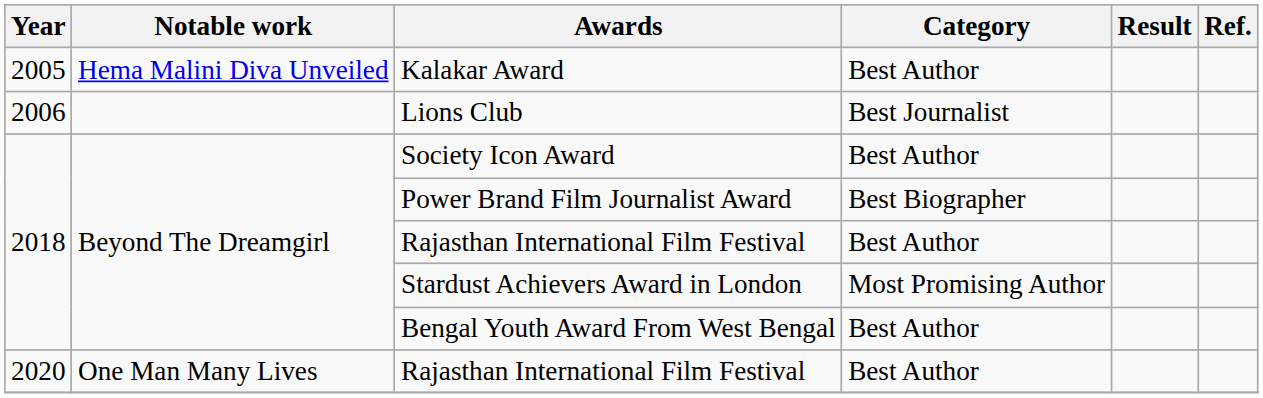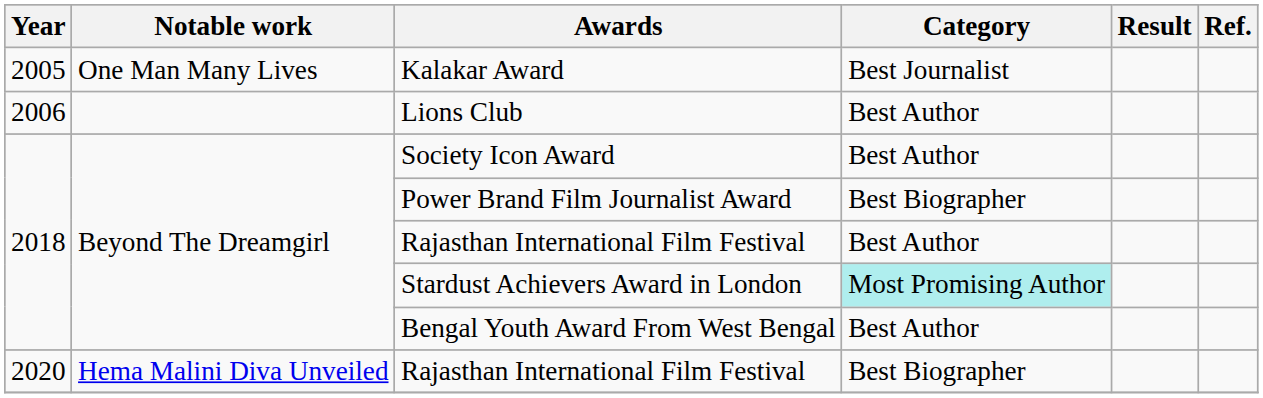(233, 69) Hema Malini Diva Unveiled -> (198, 69) One Man Many Lives
(913, 69) Best Author -> (929, 69) Best Journalist
(929, 112) Best Journalist -> (913, 112) Best Author
(977, 284) no background -> (977, 284) paleturquoise background
(198, 371) One Man Many Lives -> (233, 371) Hema Malini Diva Unveiled
(913, 371) Best Author -> (937, 371) Best Biographer
